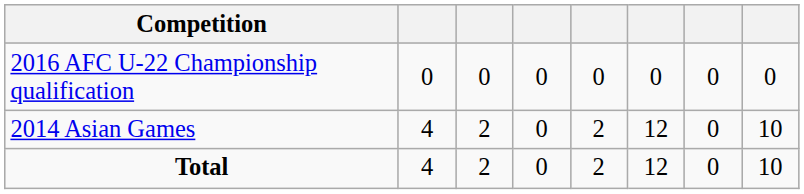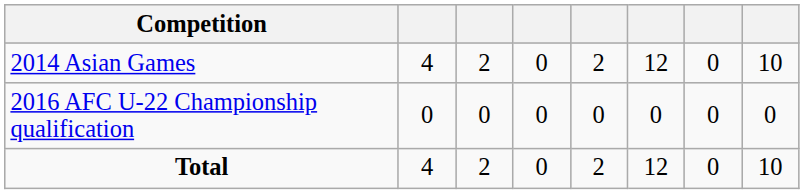rows swapped: (103, 129) <-> (164, 76)
